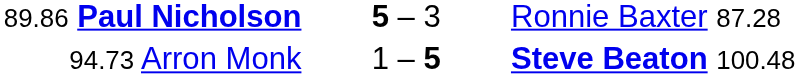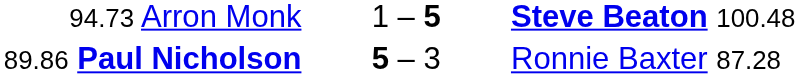rows swapped: (185, 59) <-> (153, 16)
